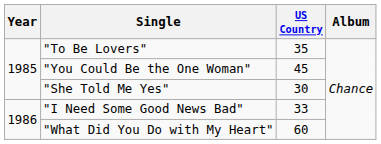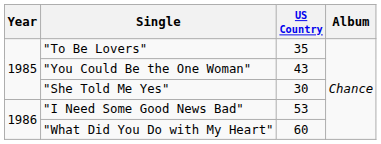(301, 69) 45 -> (301, 69) 43
(301, 109) 33 -> (301, 109) 53
